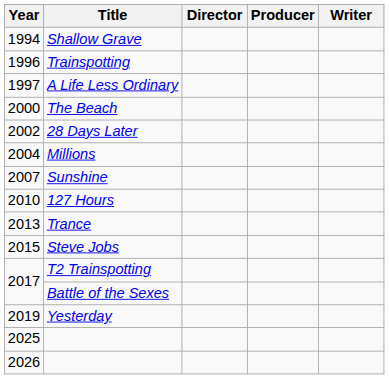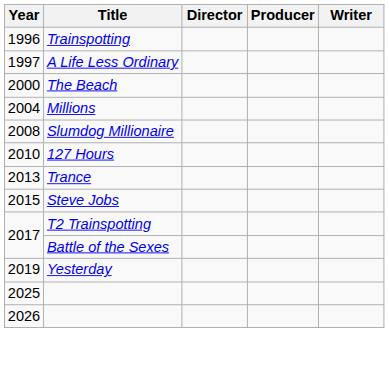- row: (24, 39)
- row: (24, 131)
- row: (24, 177)
+ row: (24, 131)
